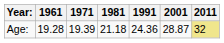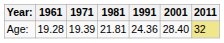(113, 29) 21.18 -> (113, 29) 21.81
(176, 29) 28.87 -> (176, 29) 28.40
